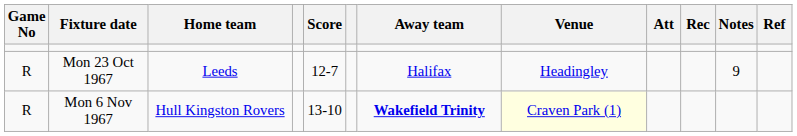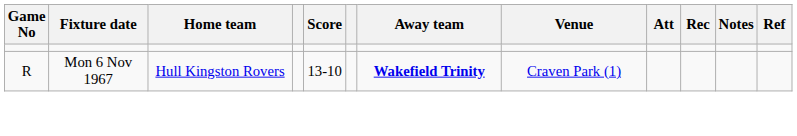- row: (98, 71)
(574, 111) lightyellow background -> (574, 71) no background
